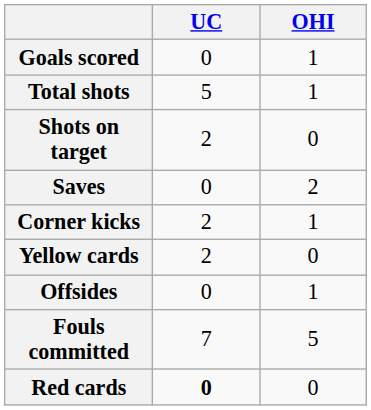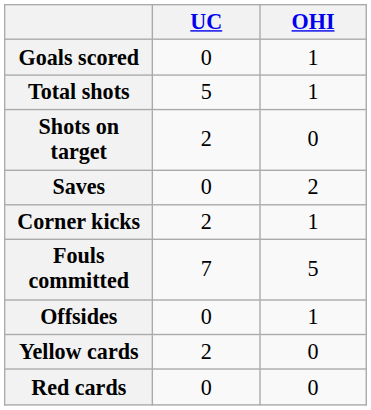rows swapped: (79, 339) <-> (79, 256)
(206, 386) bold -> (206, 386) normal
